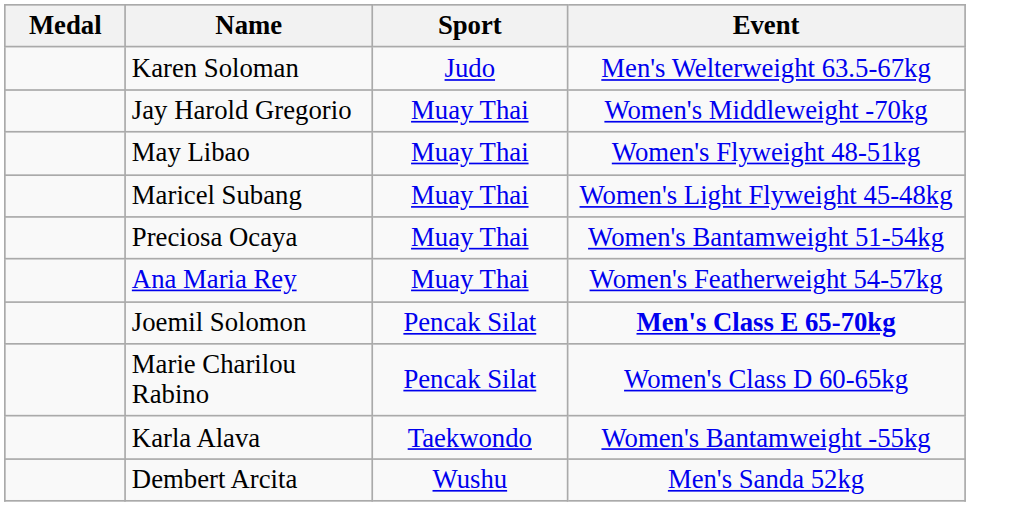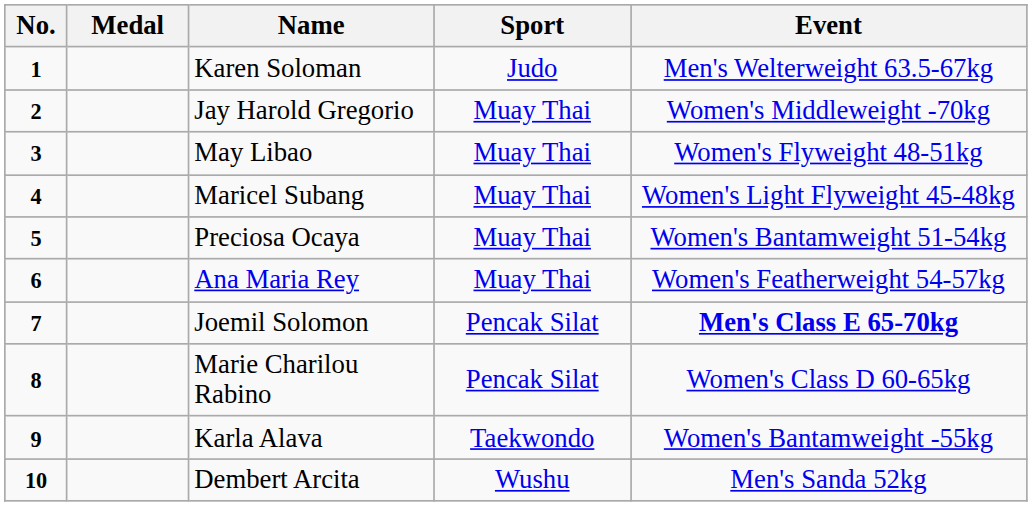+ column: (36, 25)
